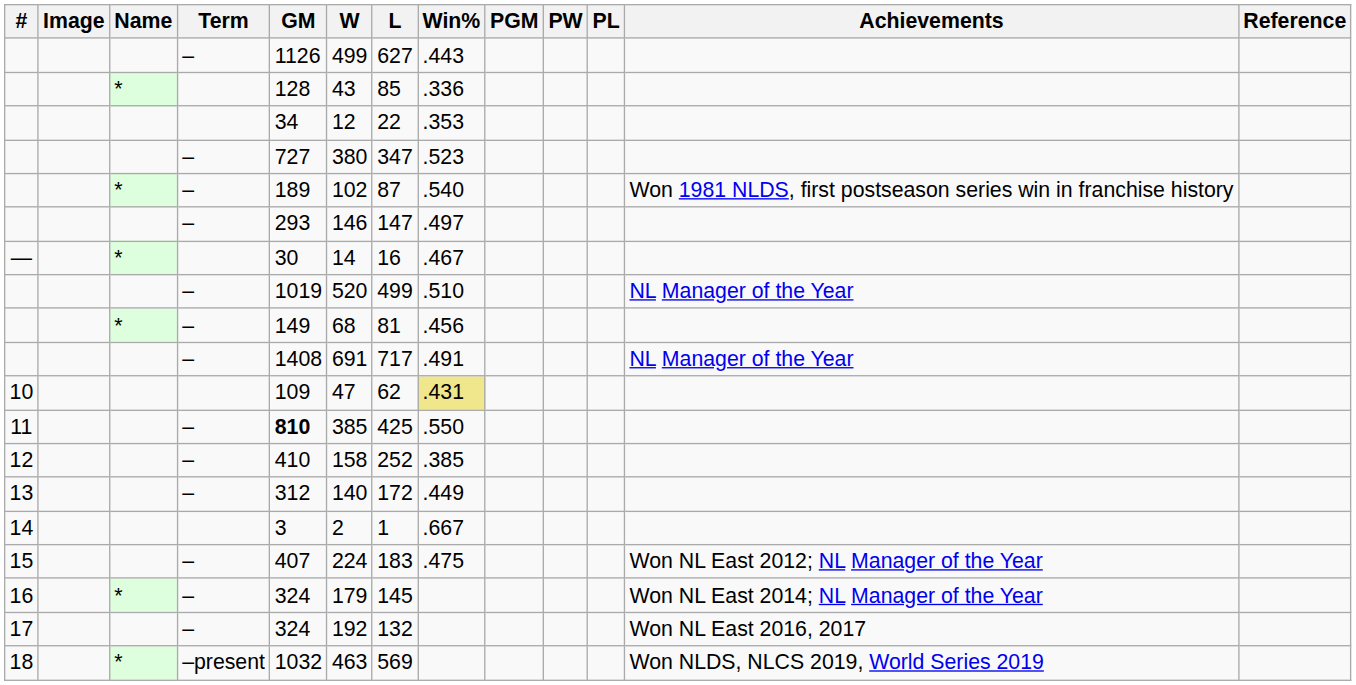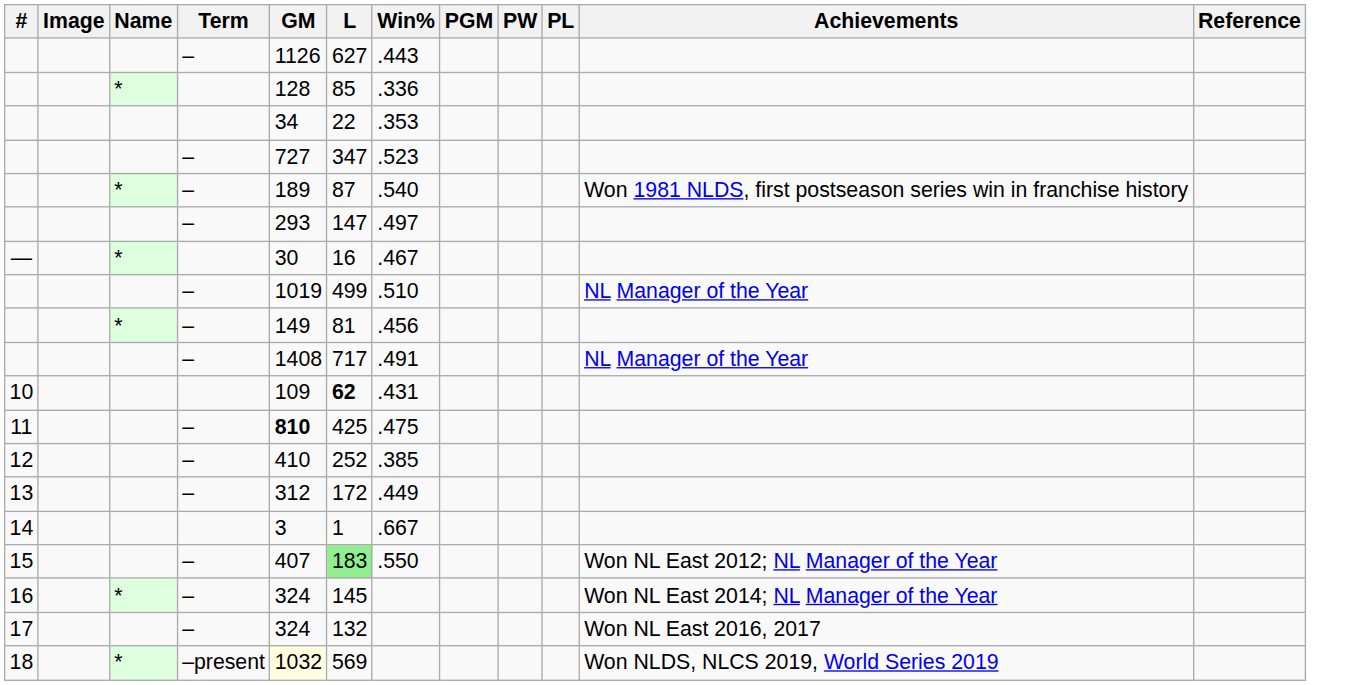- column: (350, 21)
(389, 392) normal -> (344, 392) bold
(443, 392) khaki background -> (398, 392) no background
(443, 426) .550 -> (398, 426) .475
(395, 561) no background -> (350, 561) lightgreen background
(443, 561) .475 -> (398, 561) .550
(298, 662) no background -> (298, 662) lightyellow background
